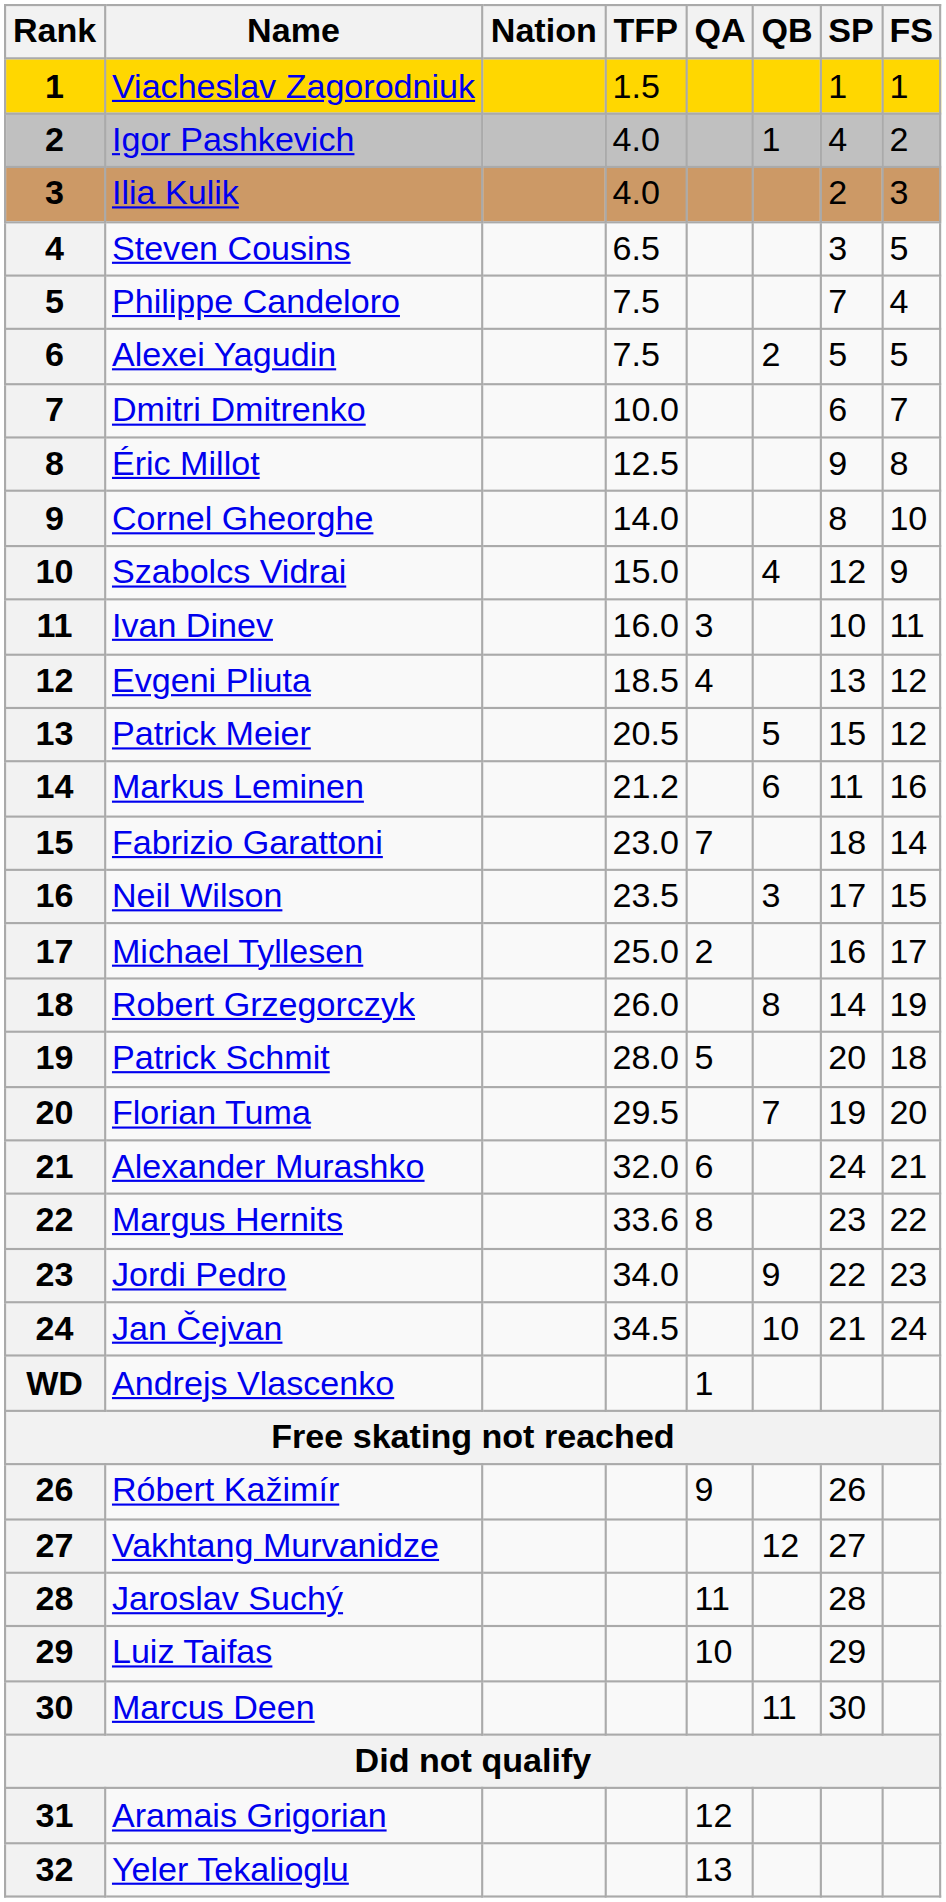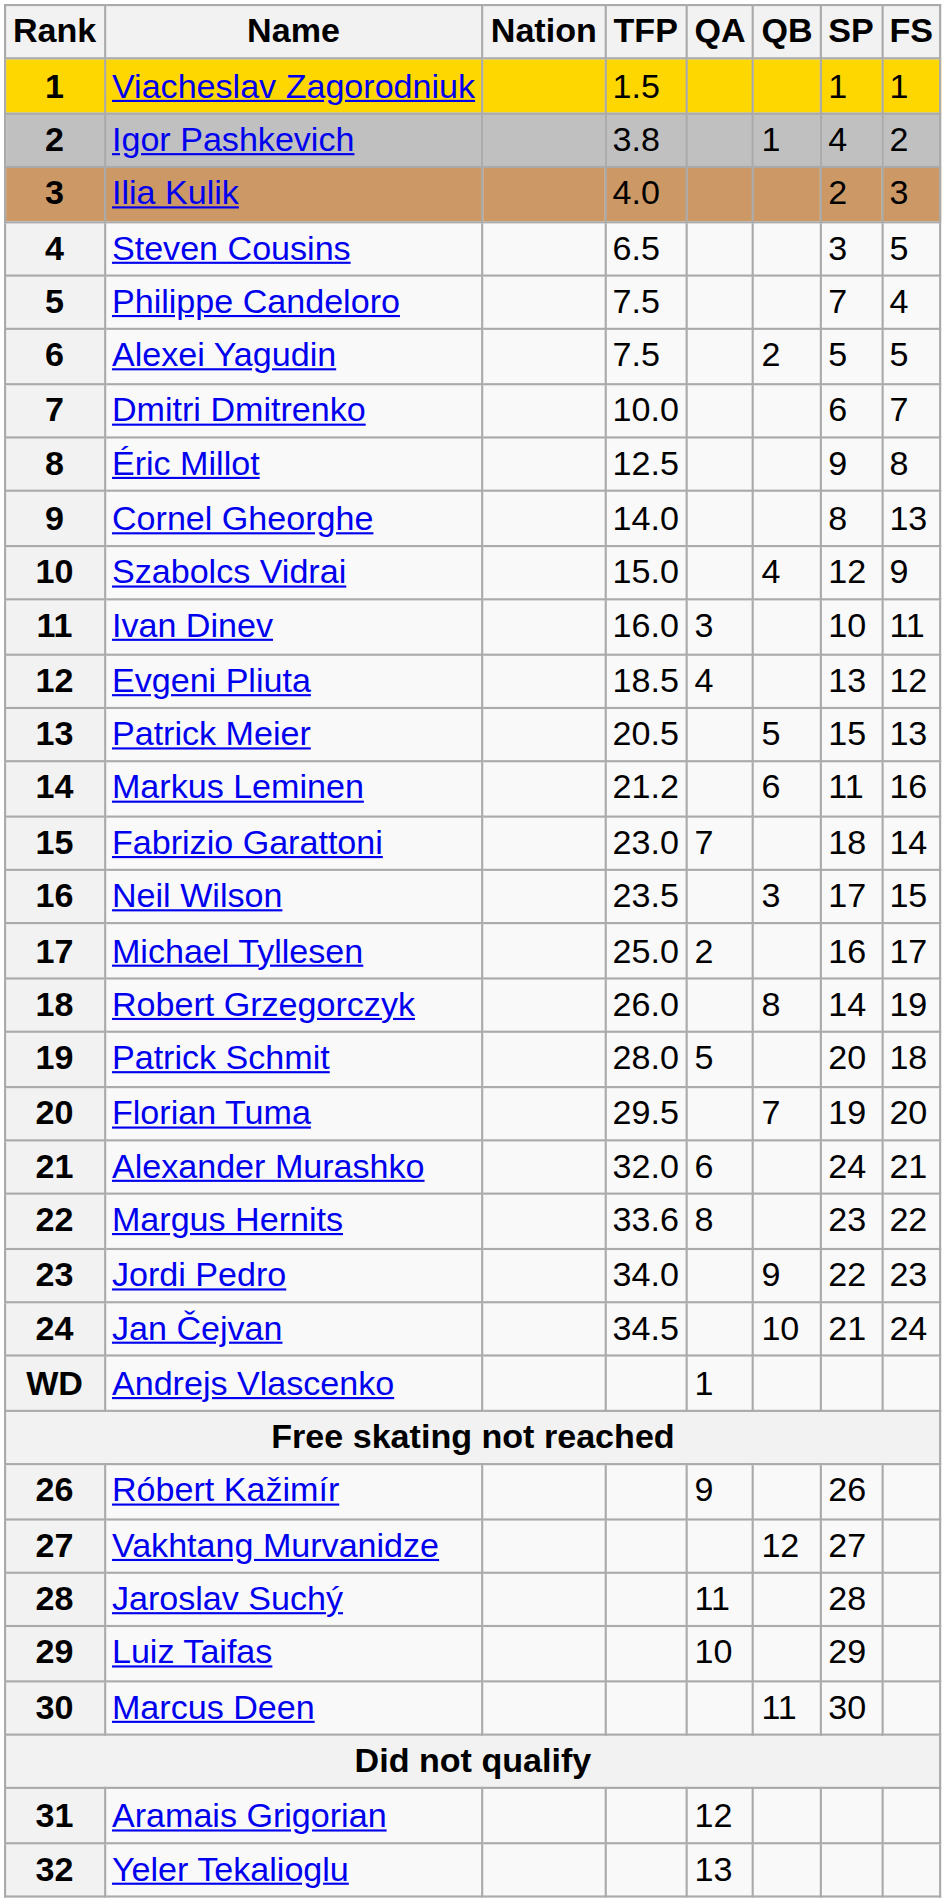(636, 139) 4.0 -> (636, 139) 3.8
(908, 517) 10 -> (908, 517) 13
(908, 734) 12 -> (908, 734) 13
